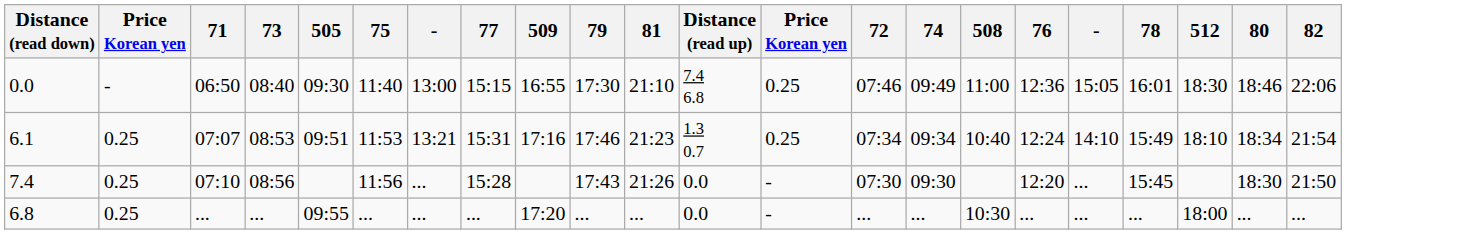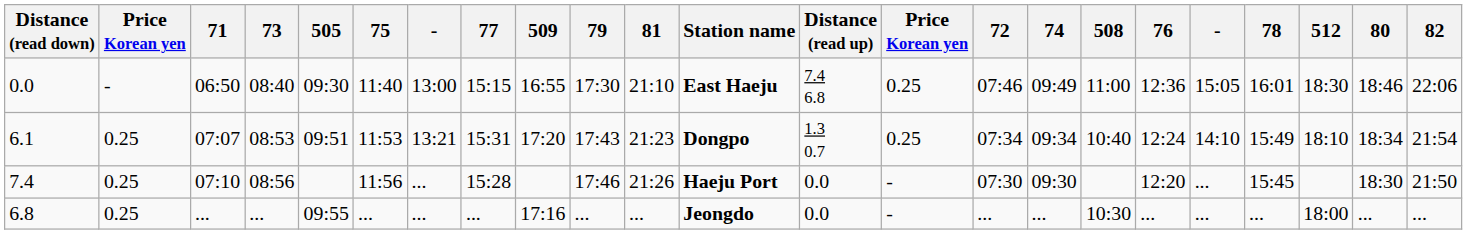+ column: (739, 31)
(543, 138) 17:16 -> (543, 138) 17:20
(597, 138) 17:46 -> (597, 138) 17:43
(597, 181) 17:43 -> (597, 181) 17:46
(543, 213) 17:20 -> (543, 213) 17:16
